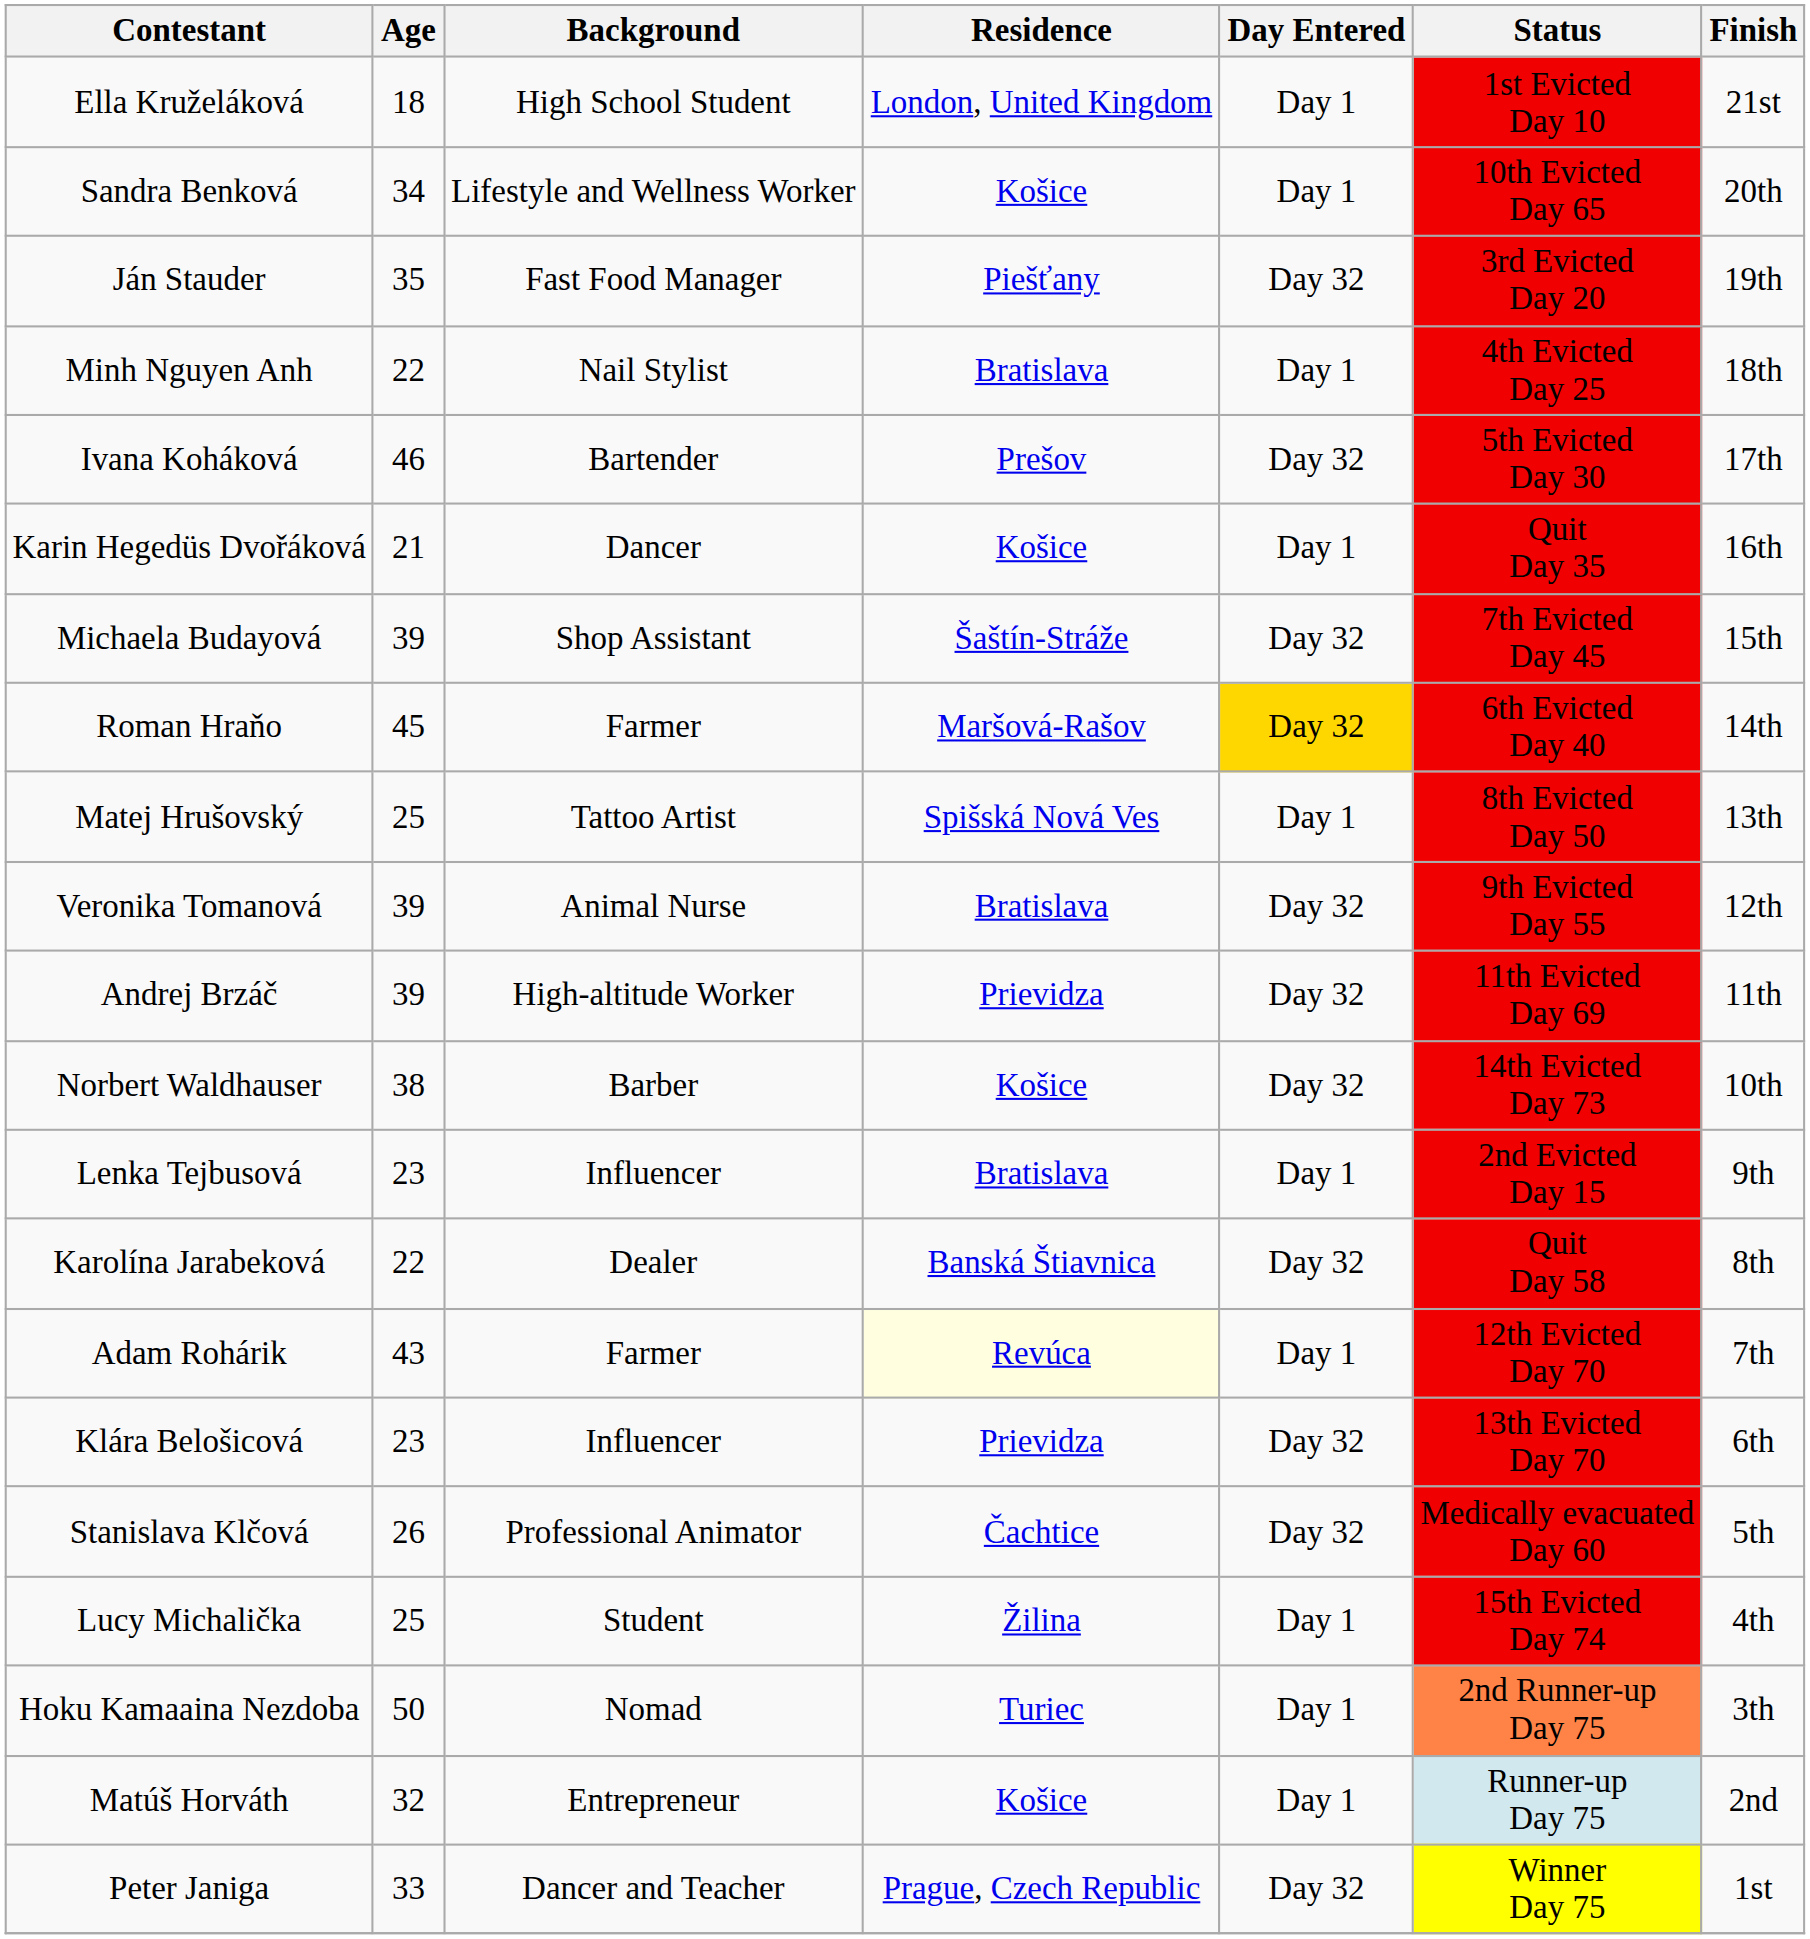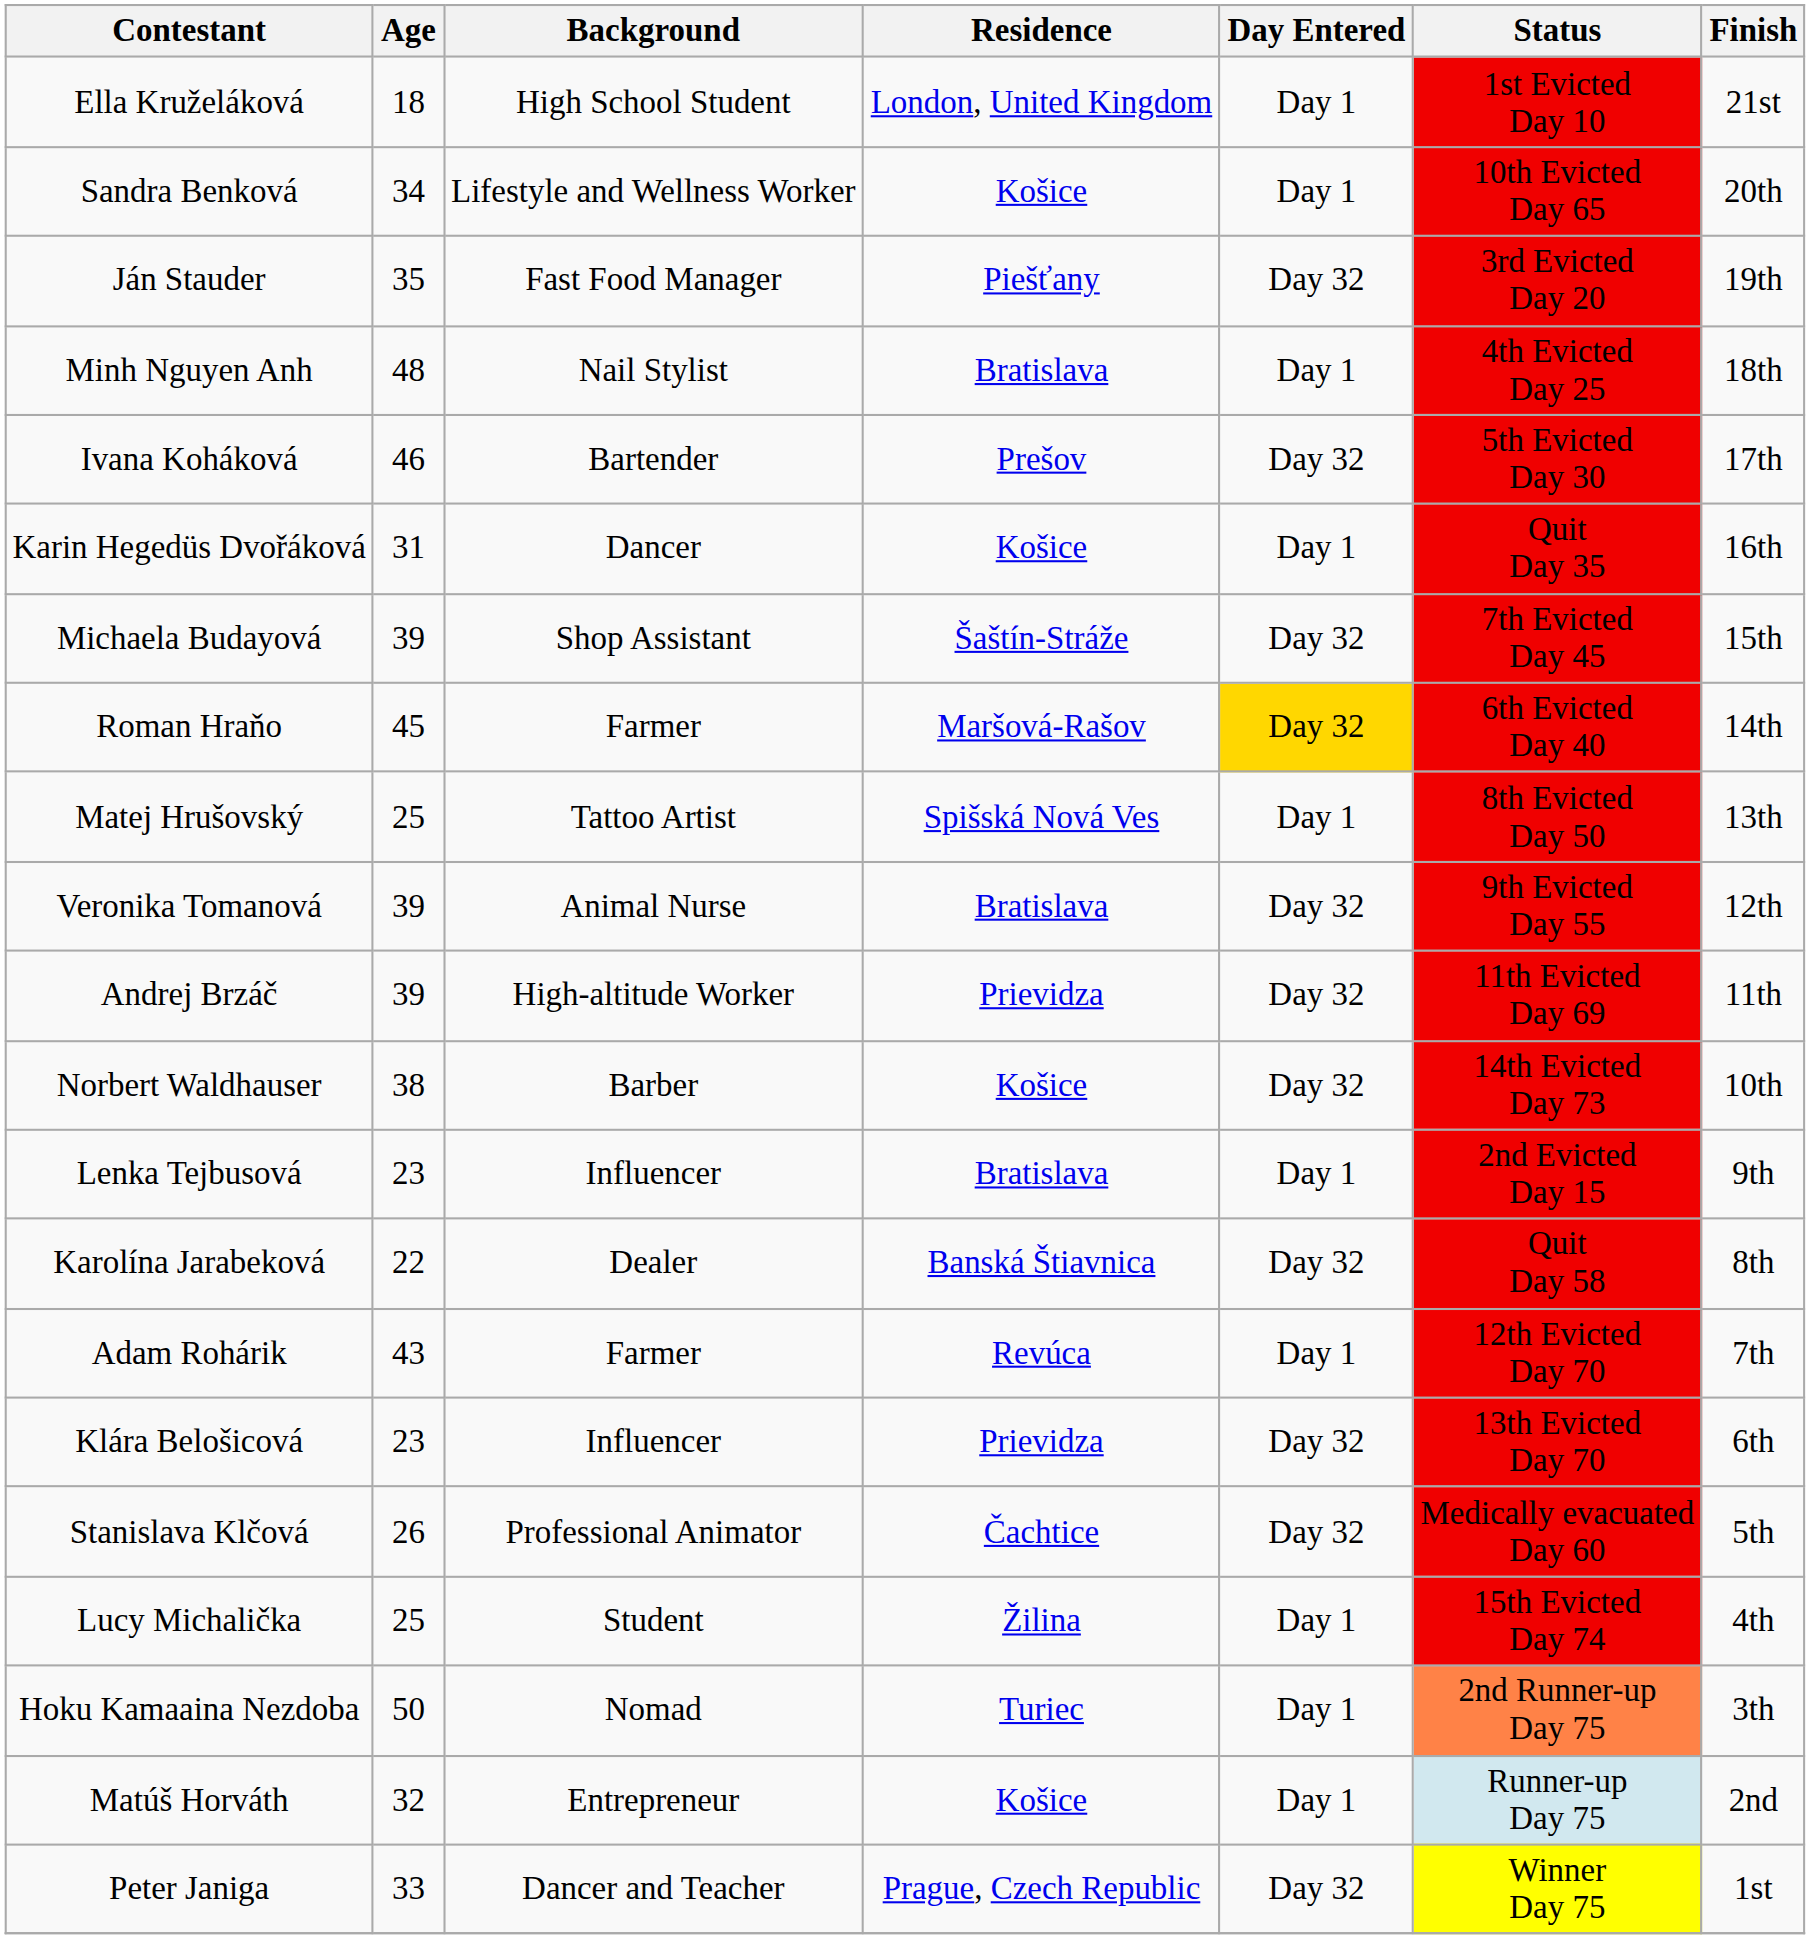(408, 369) 22 -> (408, 369) 48
(408, 548) 21 -> (408, 548) 31
(1041, 1352) lightyellow background -> (1041, 1352) no background
